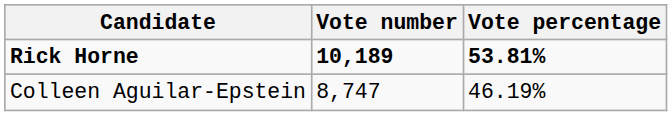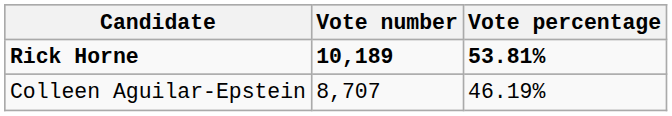(348, 92) 8,747 -> (348, 92) 8,707
